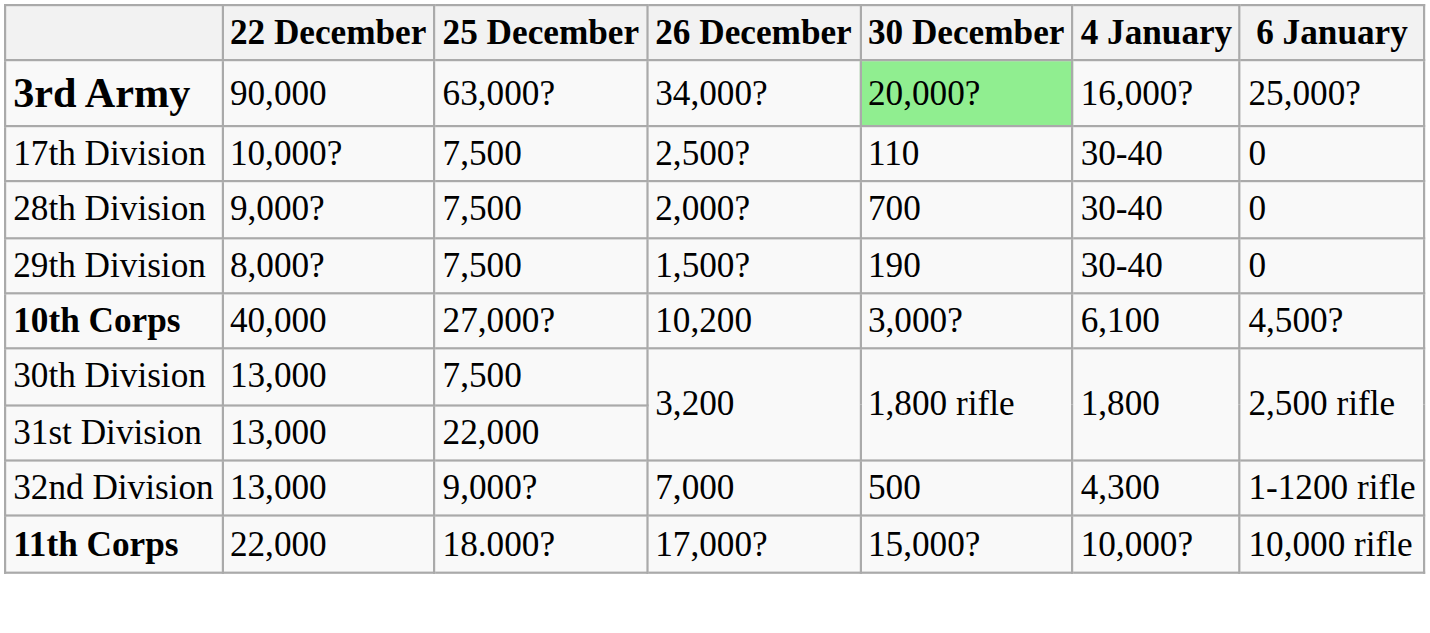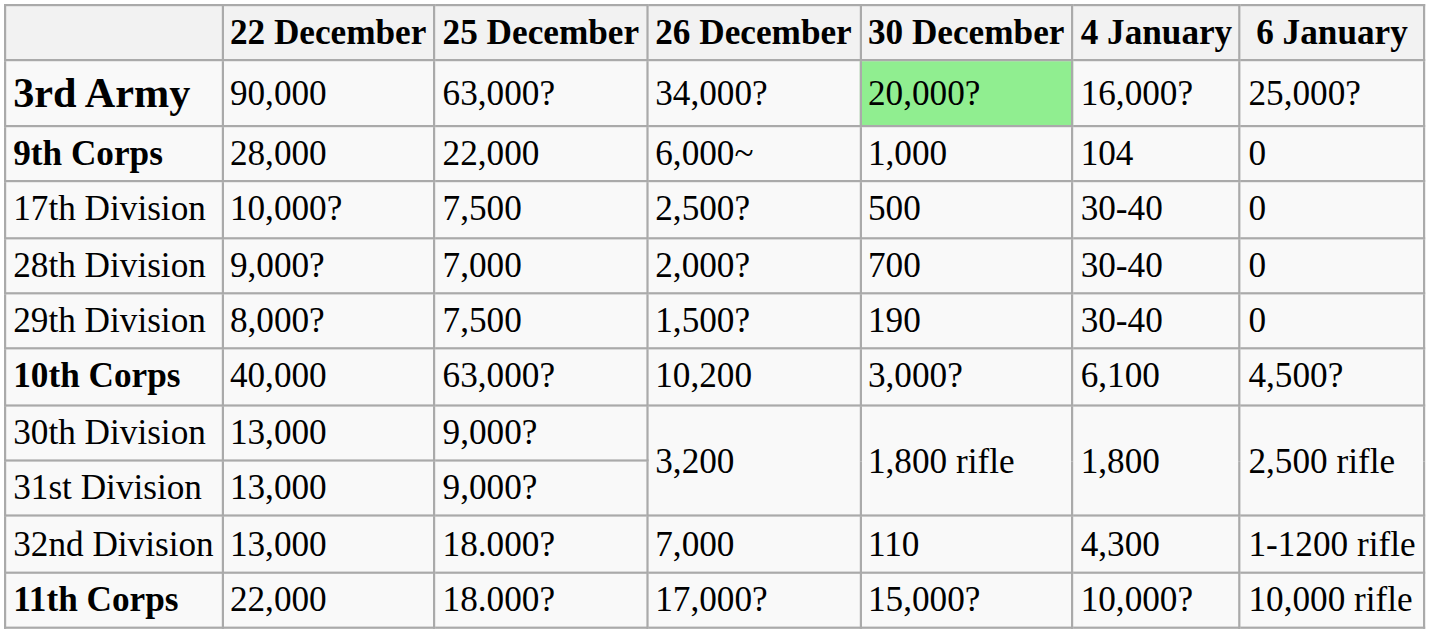+ row: (88, 152)
(894, 152) 110 -> (894, 208) 500
(482, 208) 7,500 -> (482, 264) 7,000
(499, 320) 27,000? -> (499, 376) 63,000?
(482, 376) 7,500 -> (490, 431) 9,000?
(491, 431) 22,000 -> (490, 487) 9,000?
(490, 487) 9,000? -> (499, 543) 18.000?
(894, 487) 500 -> (894, 543) 110
